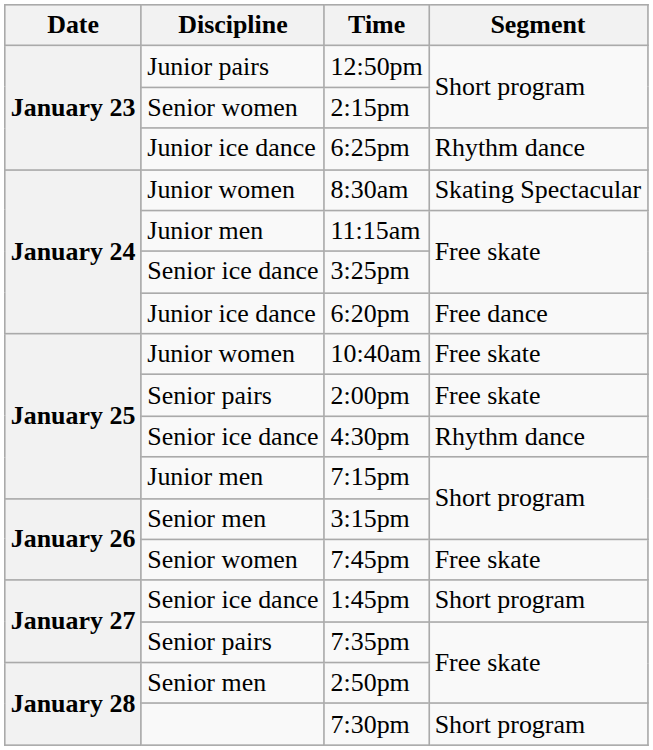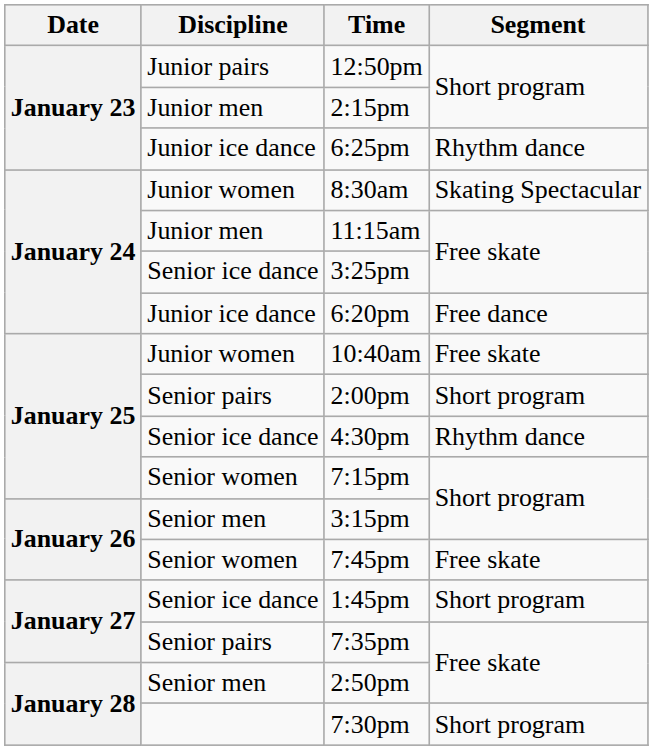(223, 107) Senior women -> (205, 107) Junior men
(488, 395) Free skate -> (510, 395) Short program
(205, 477) Junior men -> (223, 477) Senior women
